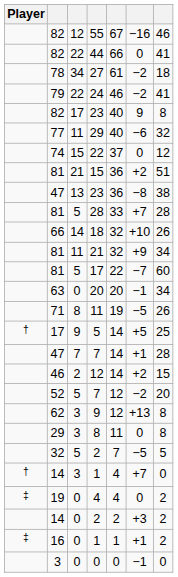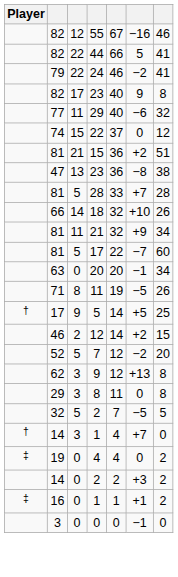(140, 53) 0 -> (140, 53) 5
- row: (57, 73)
- row: (57, 354)
